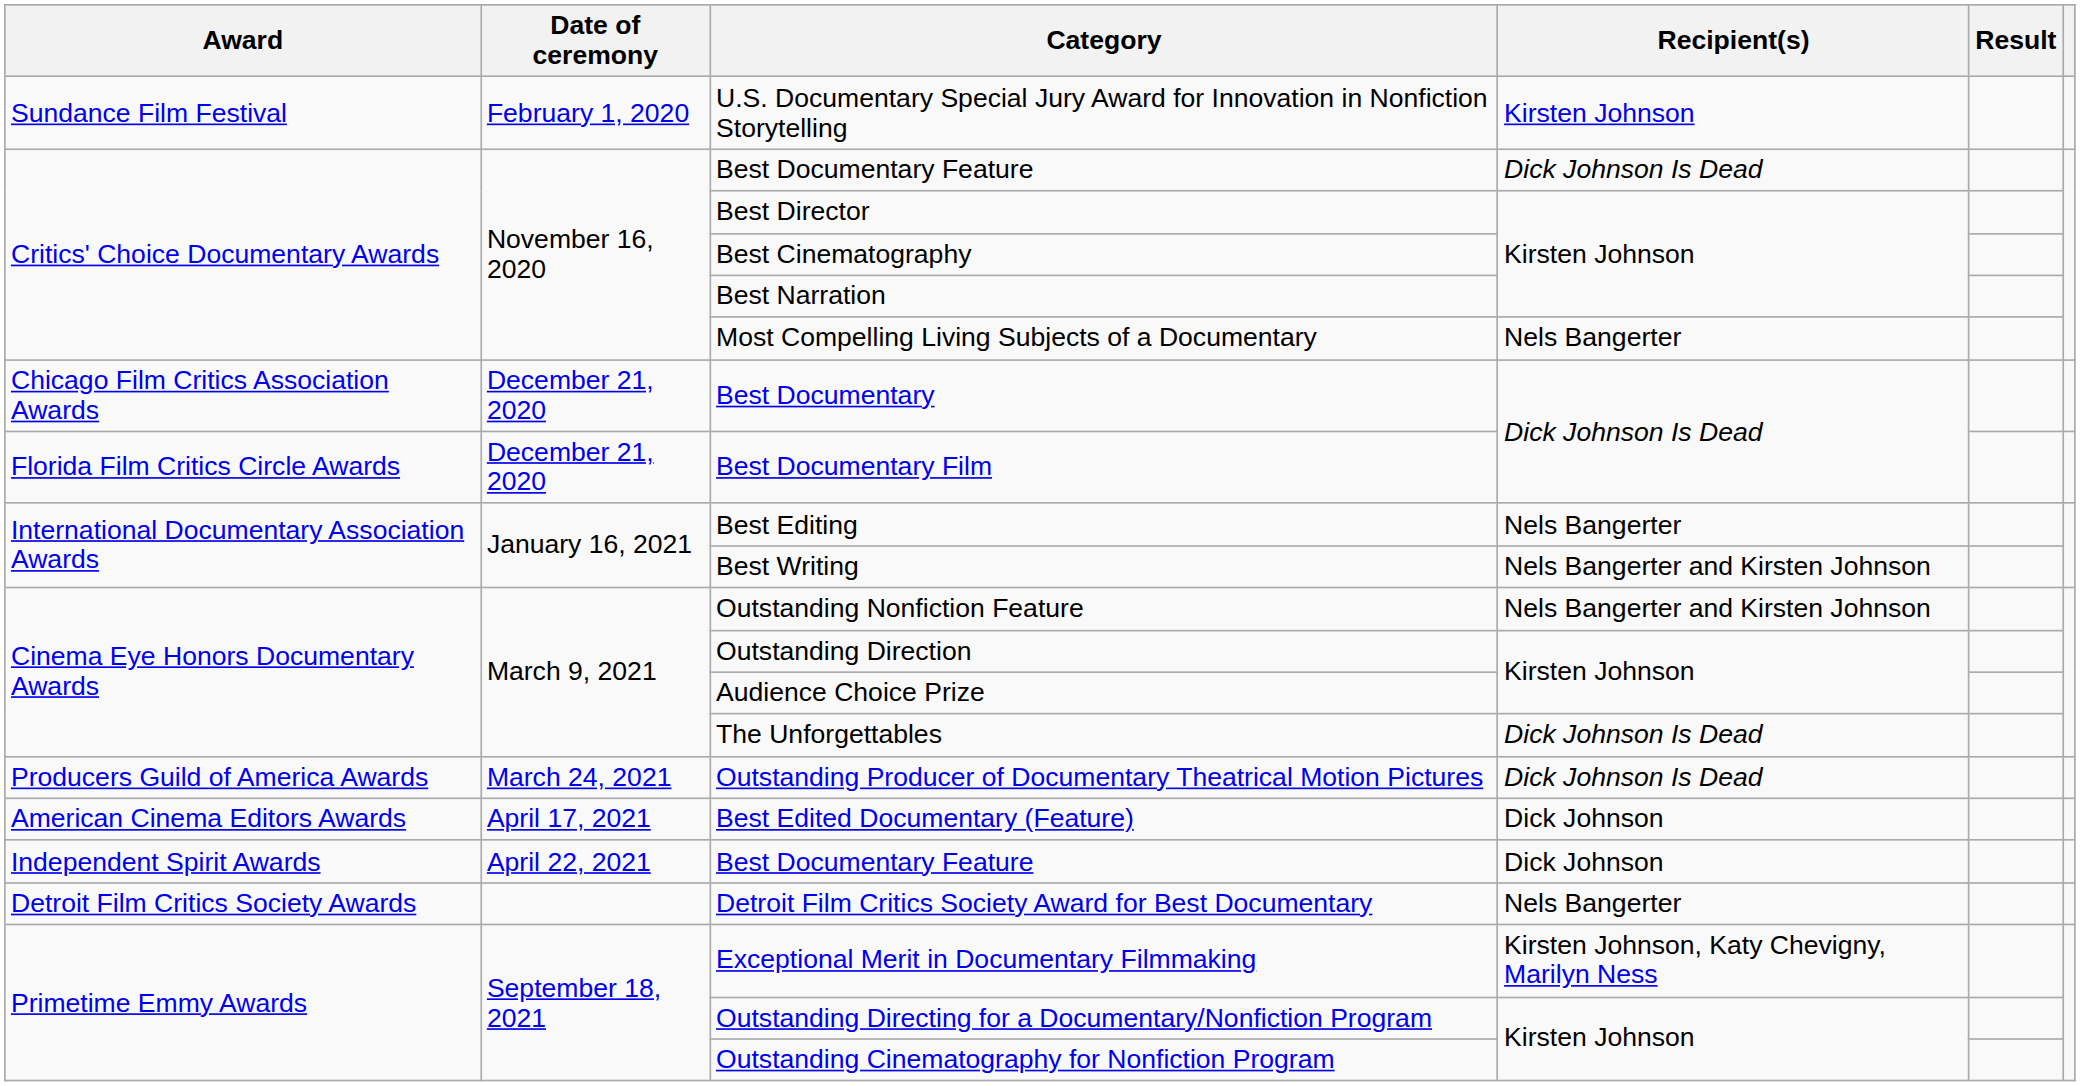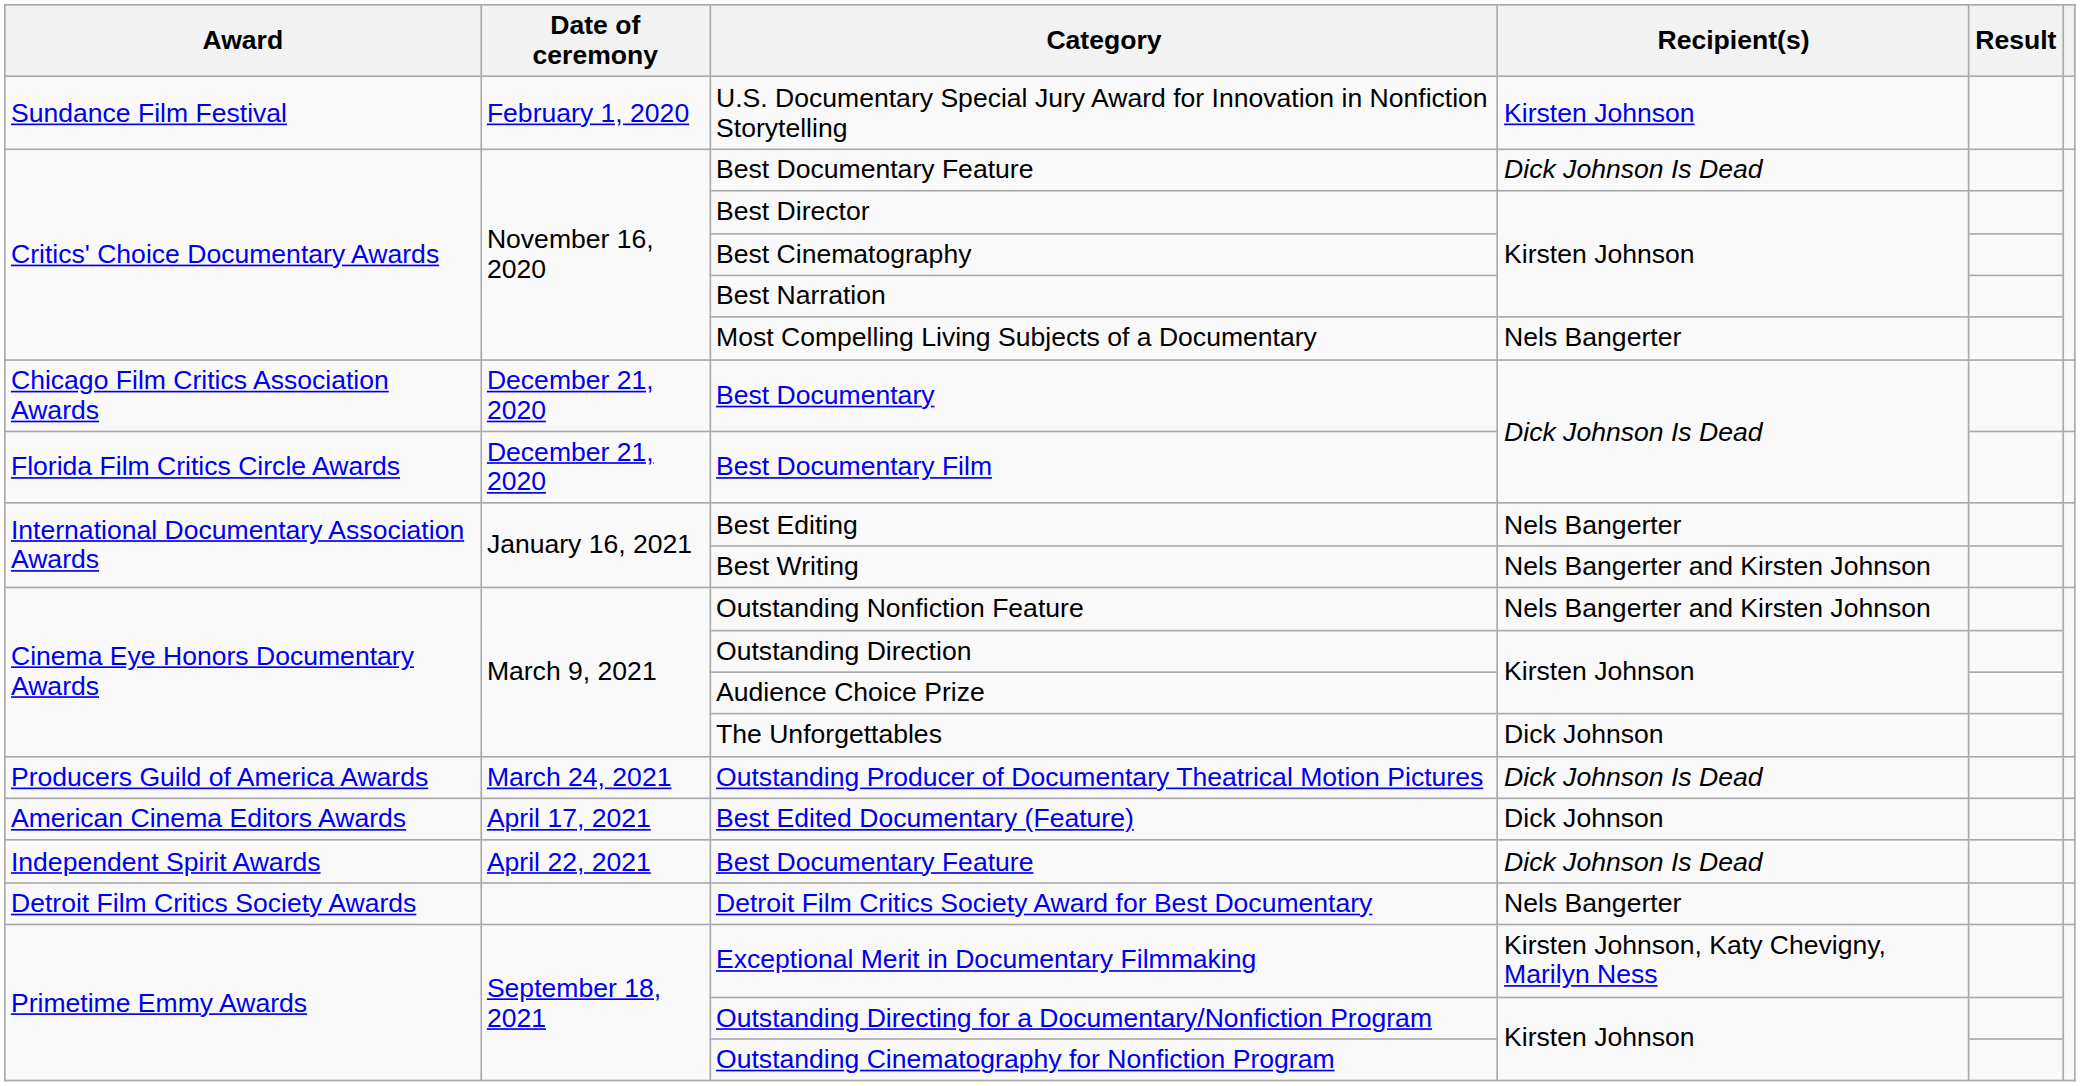(1633, 734) Dick Johnson Is Dead -> (1584, 734) Dick Johnson
(1584, 861) Dick Johnson -> (1633, 861) Dick Johnson Is Dead
